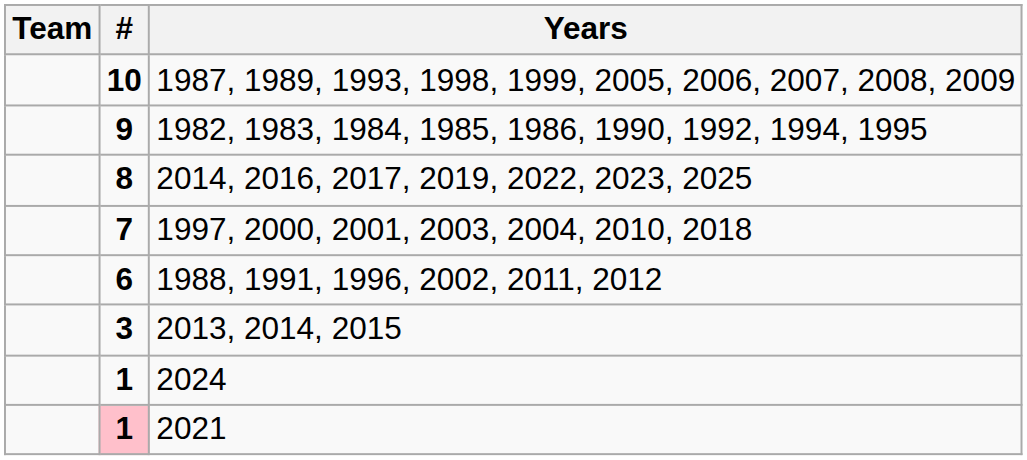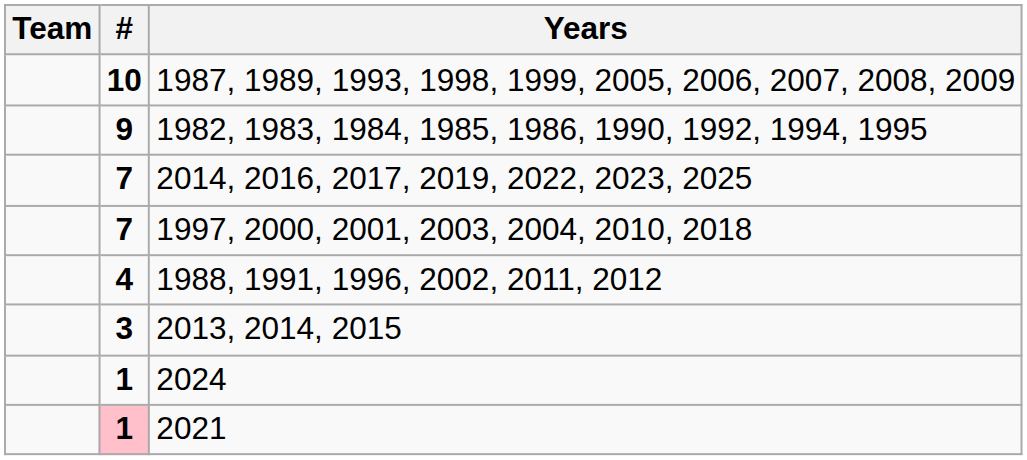(124, 179) 8 -> (124, 179) 7
(124, 279) 6 -> (124, 279) 4
